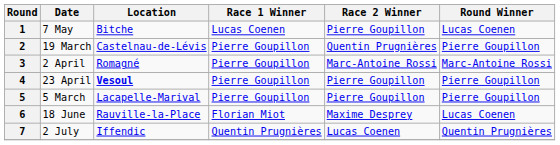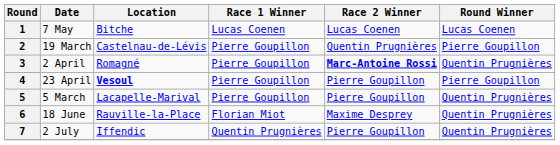(376, 30) Pierre Goupillon -> (363, 30) Lucas Coenen
(382, 64) normal -> (382, 64) bold
(497, 64) Marc-Antoine Rossi -> (497, 64) Quentin Prugnières
(491, 98) Pierre Goupillon -> (497, 98) Quentin Prugnières
(479, 115) Lucas Coenen -> (497, 115) Quentin Prugnières
(363, 132) Lucas Coenen -> (376, 132) Pierre Goupillon
